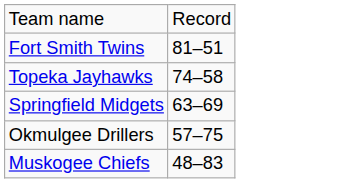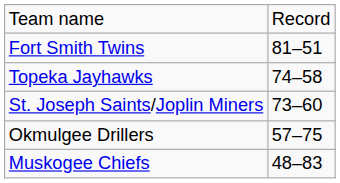+ row: (136, 105)
- row: (86, 105)
